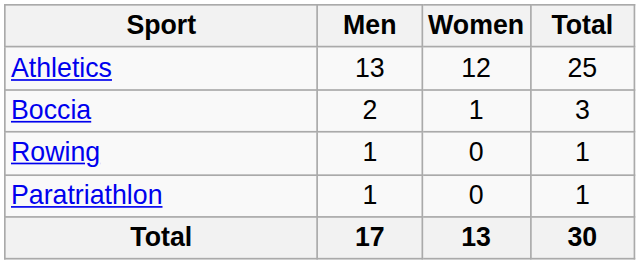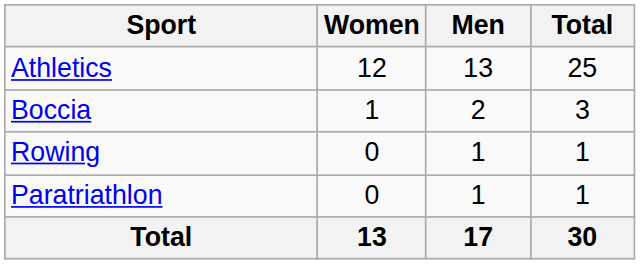columns swapped: (370, 25) <-> (476, 25)
